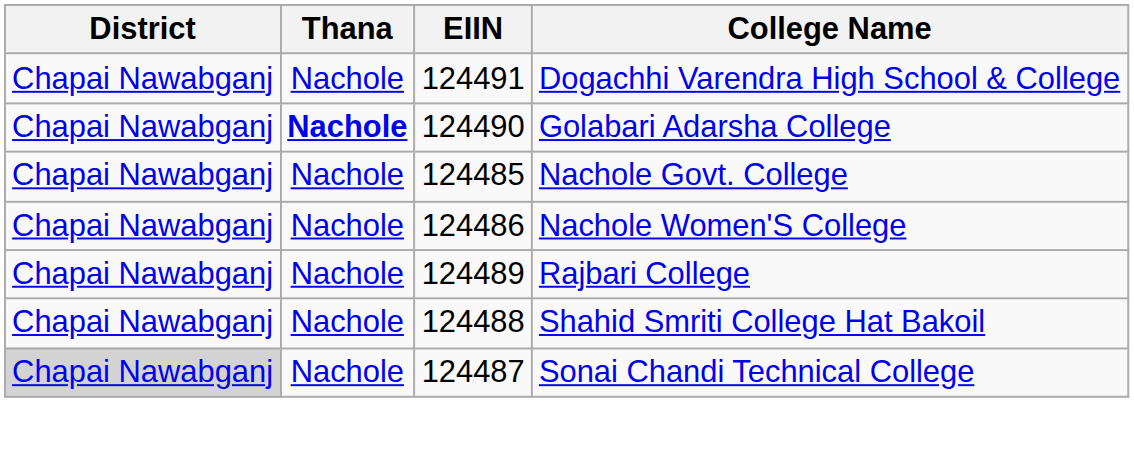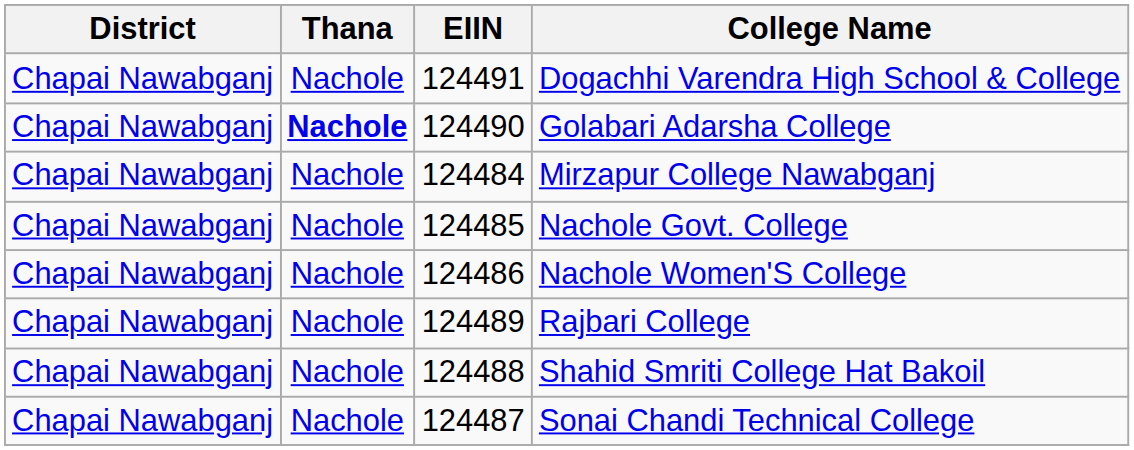+ row: (737, 175)
(143, 371) lightgrey background -> (143, 420) no background
